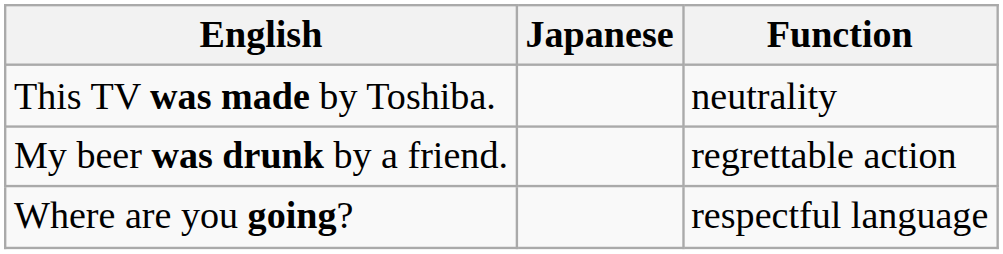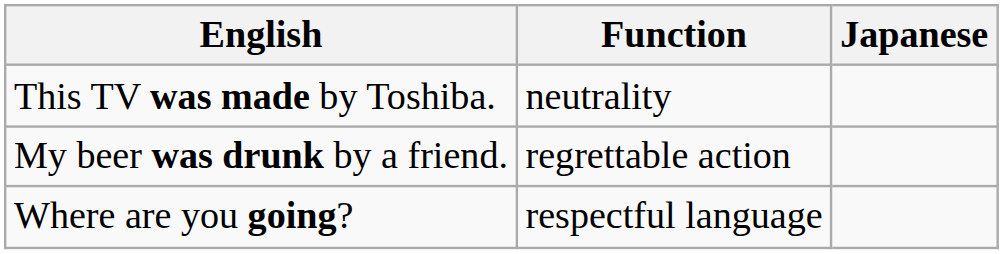columns swapped: (600, 34) <-> (840, 34)
